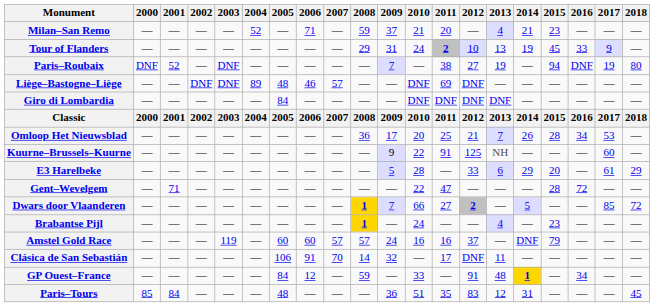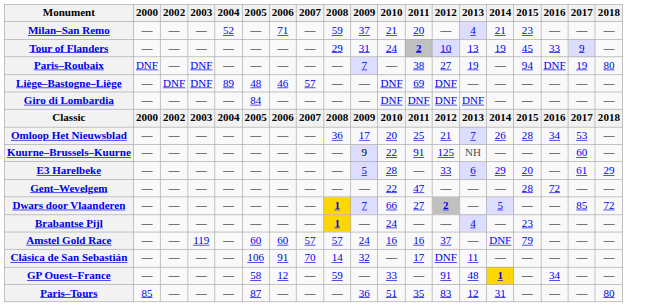- column: (174, 13)
(283, 275) 84 -> (256, 275) 58
(283, 293) 48 -> (256, 293) 87
(636, 293) 45 -> (609, 293) 80
